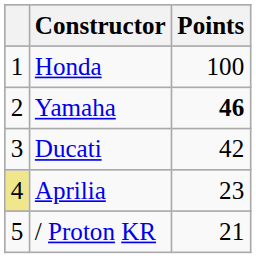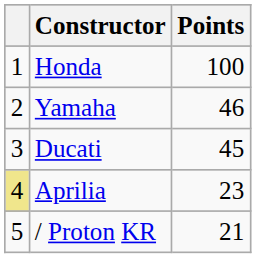(232, 108) bold -> (232, 108) normal
(232, 149) 42 -> (232, 149) 45
